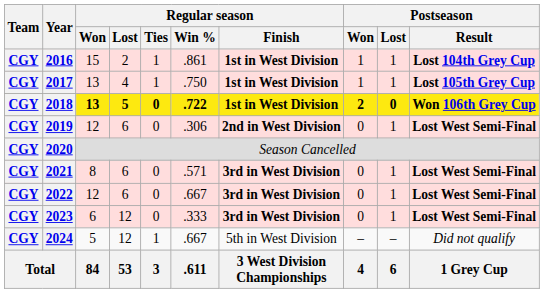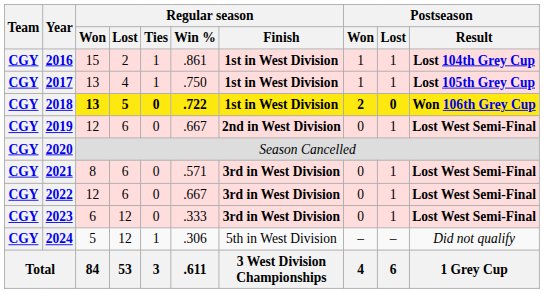(195, 127) .306 -> (195, 127) .667
(195, 238) .667 -> (195, 238) .306
